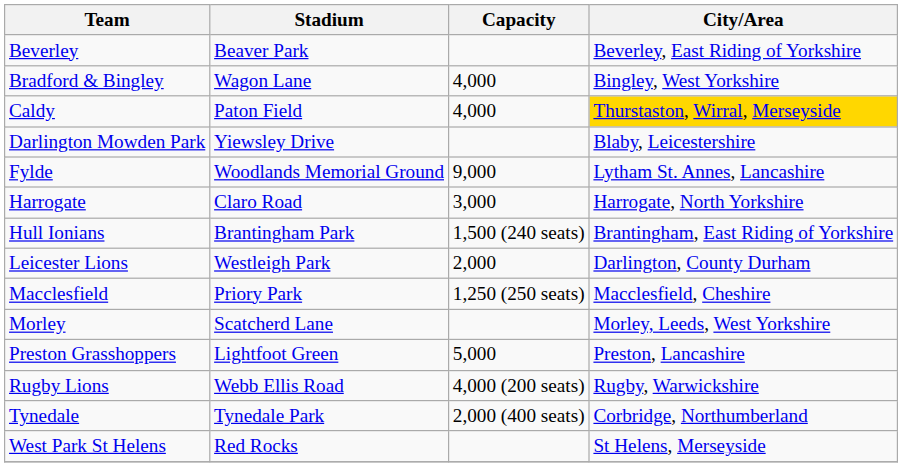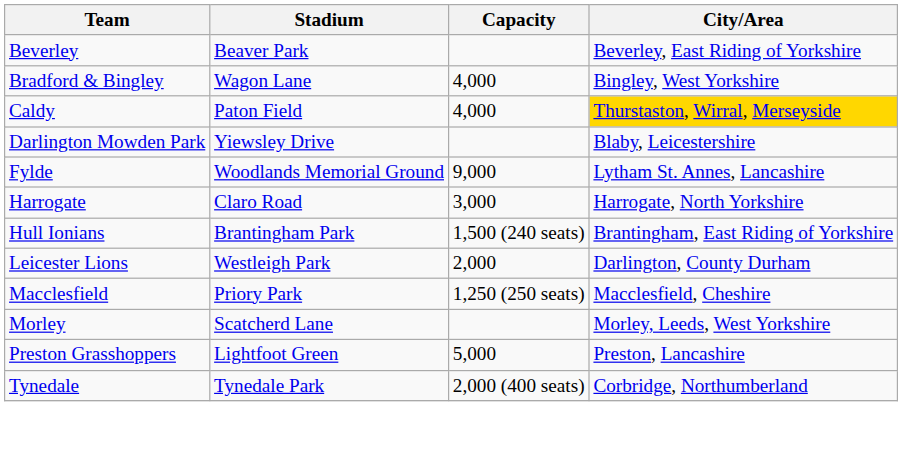- row: (59, 385)
- row: (87, 446)
